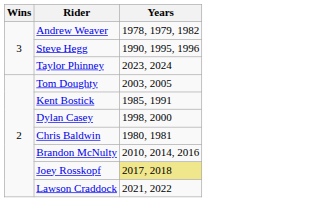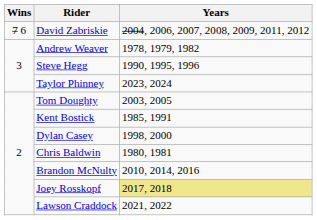+ row: (72, 30)
